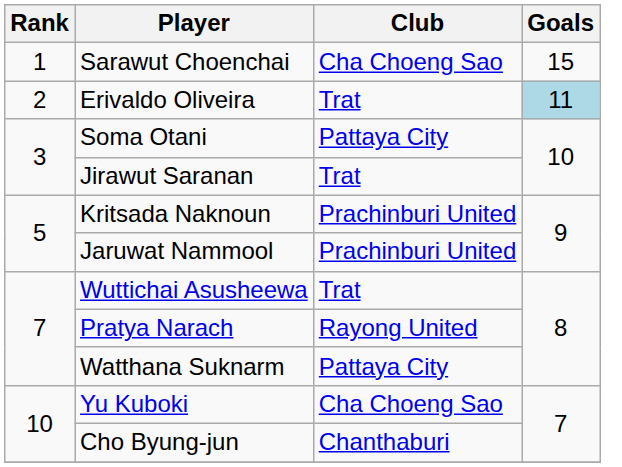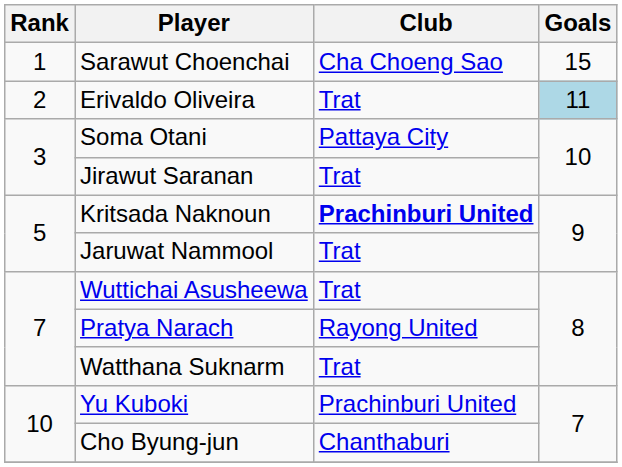(418, 213) normal -> (426, 213) bold
(418, 251) Prachinburi United -> (340, 251) Trat
(383, 366) Pattaya City -> (340, 366) Trat
(411, 404) Cha Choeng Sao -> (418, 404) Prachinburi United
